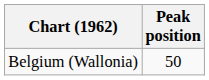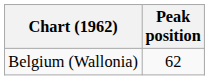(173, 61) 50 -> (173, 61) 62
